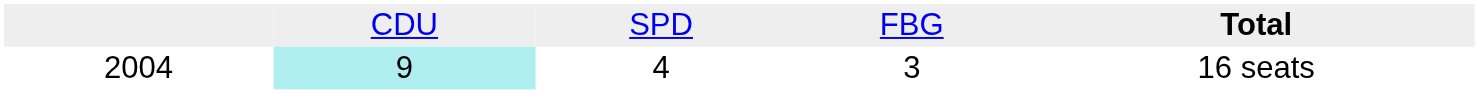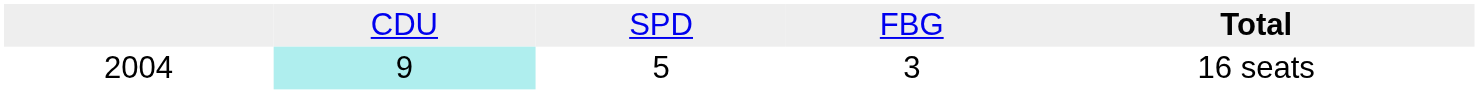(661, 67) 4 -> (661, 67) 5
